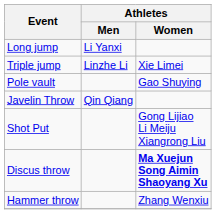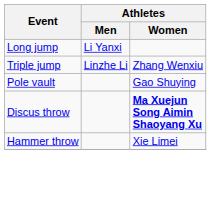(161, 65) Xie Limei -> (168, 65) Zhang Wenxiu
- row: (41, 100)
- row: (28, 129)
(173, 200) Zhang Wenxiu -> (155, 141) Xie Limei
